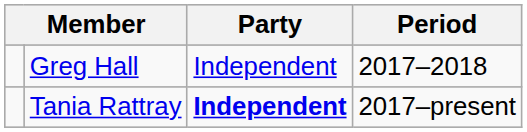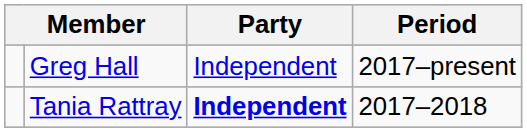(423, 65) 2017–2018 -> (437, 65) 2017–present
(437, 106) 2017–present -> (423, 106) 2017–2018
